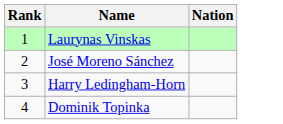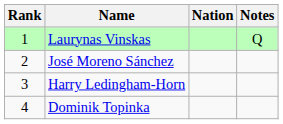+ column: (257, 15)
